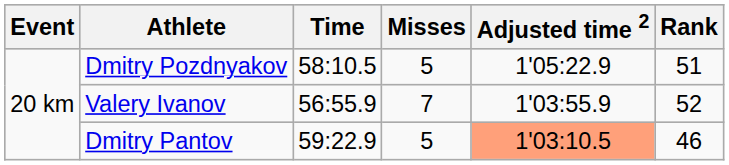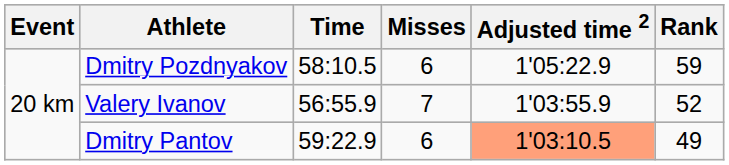(427, 67) 5 -> (427, 67) 6
(689, 67) 51 -> (689, 67) 59
(427, 141) 5 -> (427, 141) 6
(689, 141) 46 -> (689, 141) 49
